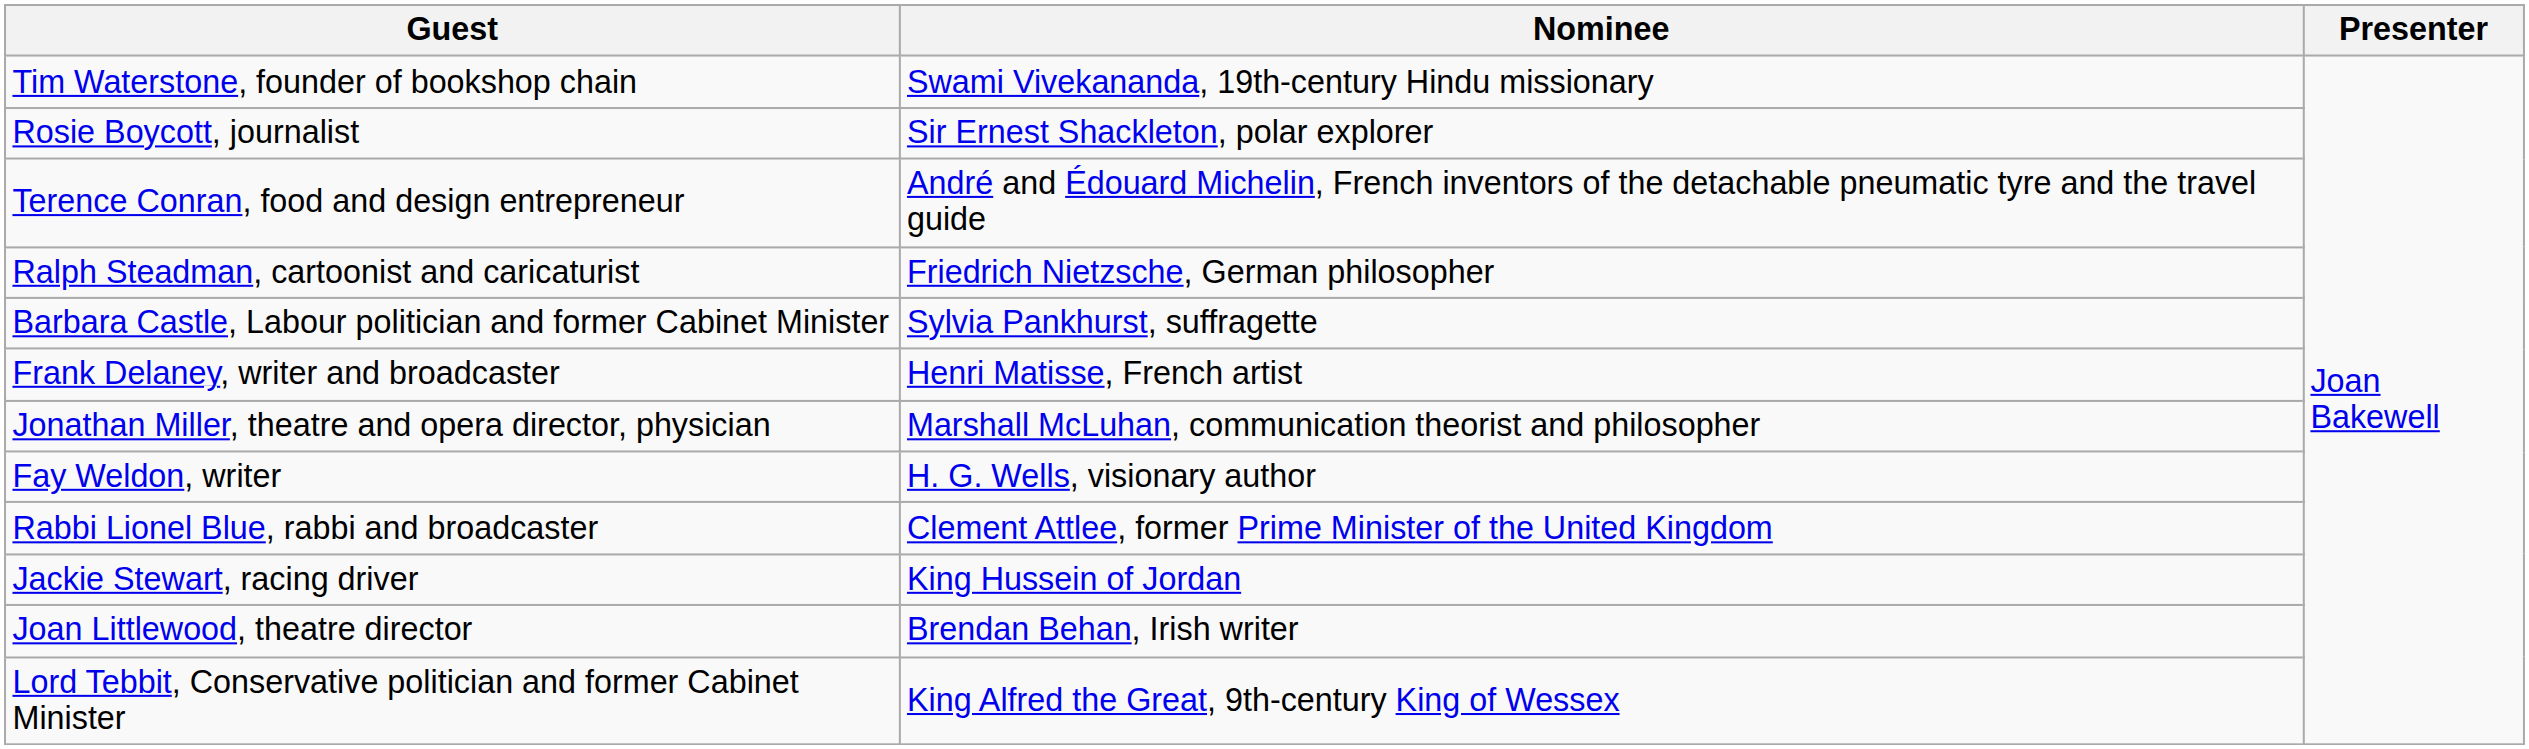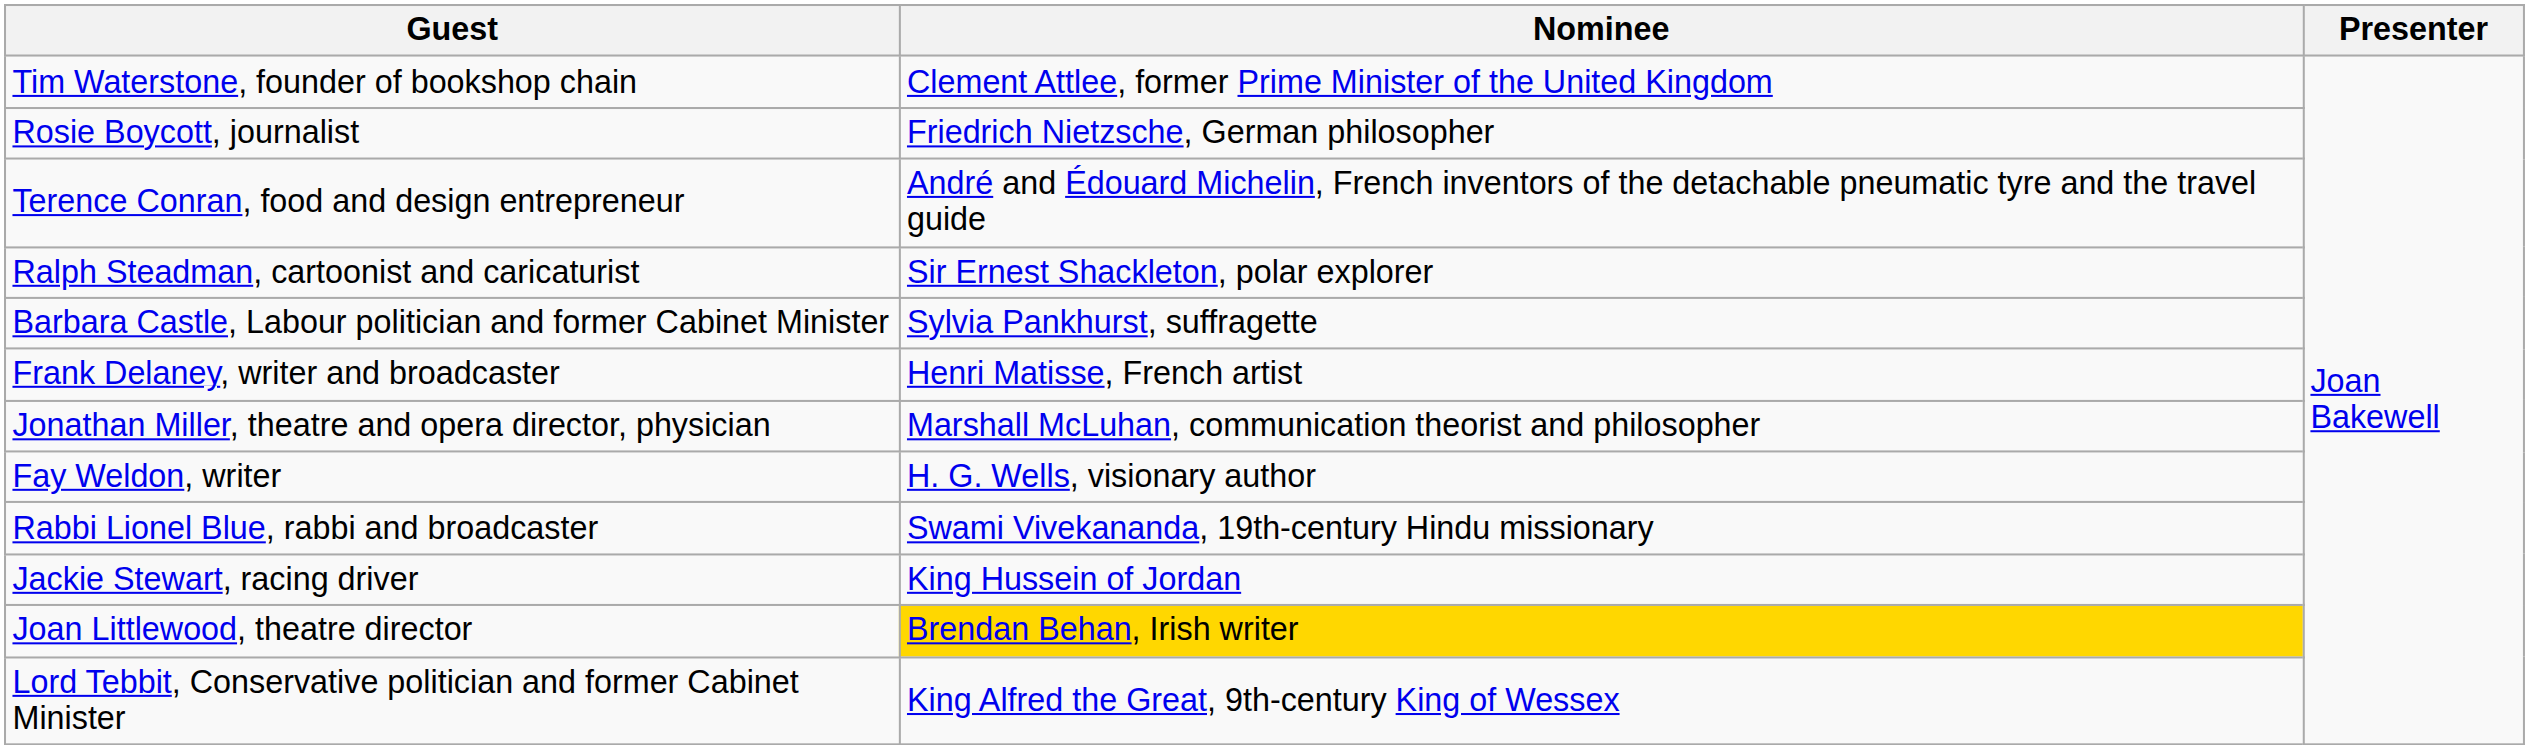(1280, 81) Swami Vivekananda, 19th-century Hindu missionary -> (1340, 81) Clement Attlee, former Prime Minister of the United Kingdom
(1170, 132) Sir Ernest Shackleton, polar explorer -> (1201, 132) Friedrich Nietzsche, German philosopher
(1201, 271) Friedrich Nietzsche, German philosopher -> (1170, 271) Sir Ernest Shackleton, polar explorer
(1340, 527) Clement Attlee, former Prime Minister of the United Kingdom -> (1280, 527) Swami Vivekananda, 19th-century Hindu missionary
(1103, 630) no background -> (1103, 630) gold background
